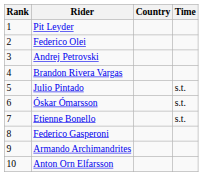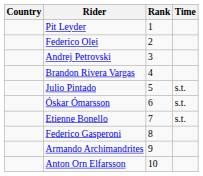columns swapped: (18, 12) <-> (153, 12)
